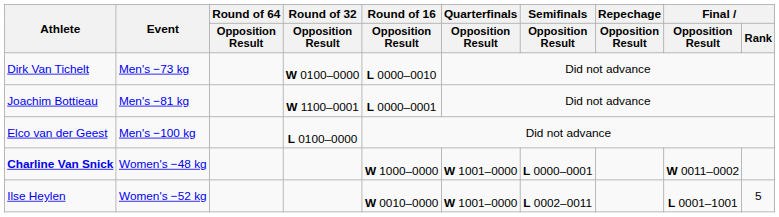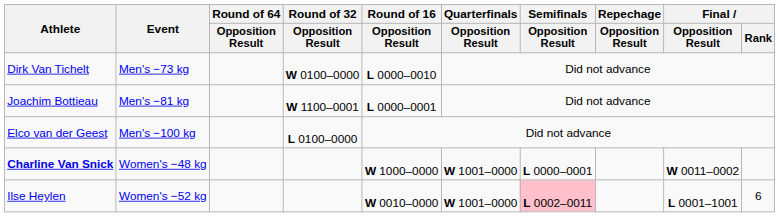(558, 203) no background -> (558, 203) pink background
(758, 196) 5 -> (758, 196) 6
